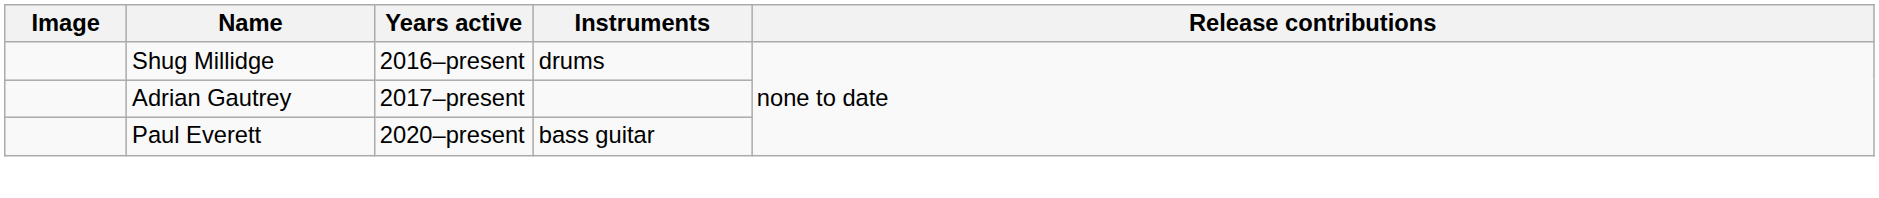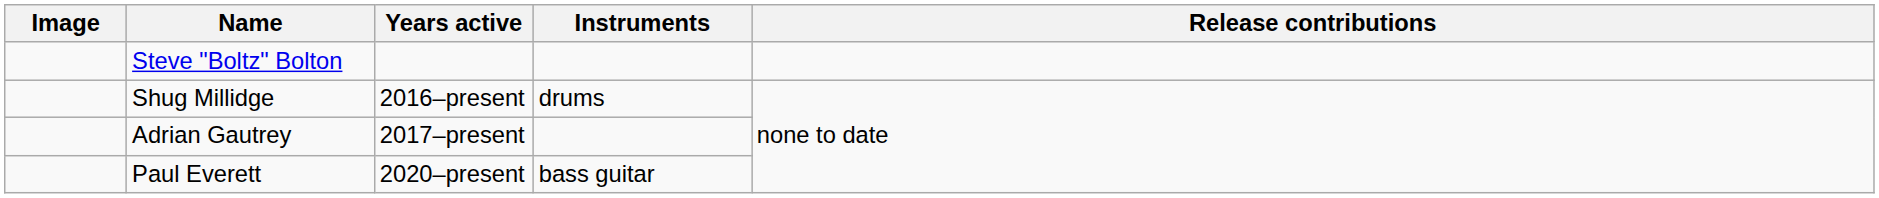+ row: (237, 60)
